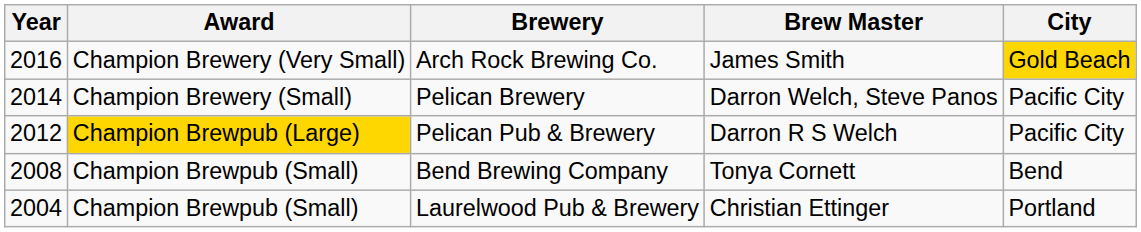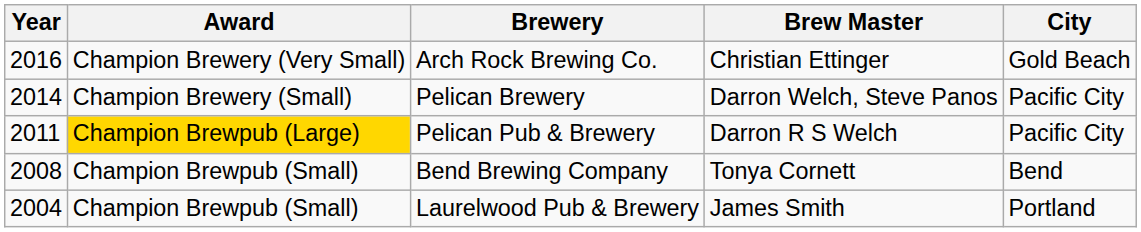(777, 60) James Smith -> (799, 60) Christian Ettinger
(1069, 60) gold background -> (1069, 60) no background
(36, 134) 2012 -> (35, 134) 2011
(799, 208) Christian Ettinger -> (777, 208) James Smith
